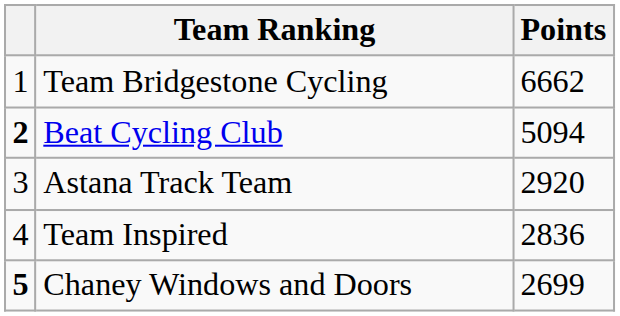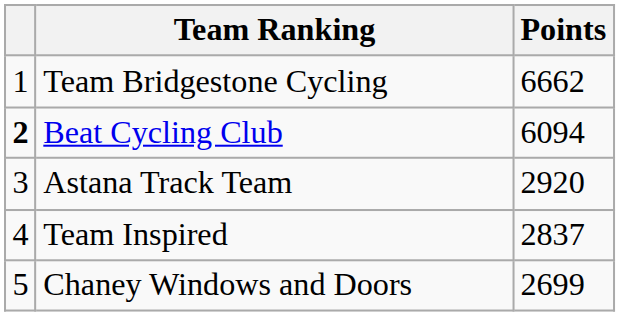(553, 132) 5094 -> (553, 132) 6094
(553, 234) 2836 -> (553, 234) 2837
(20, 285) bold -> (20, 285) normal
